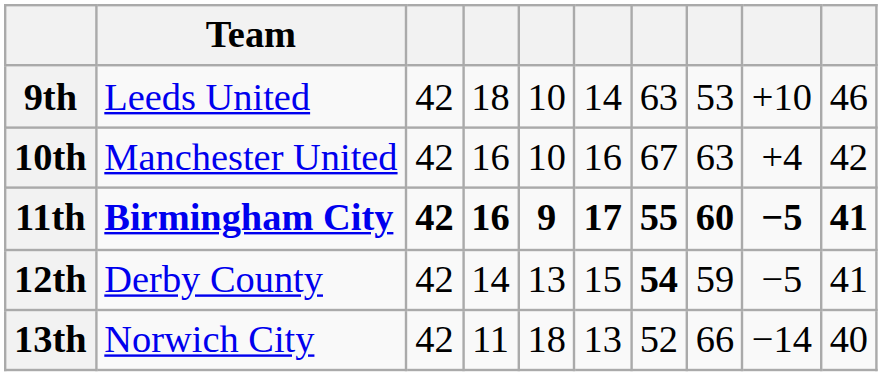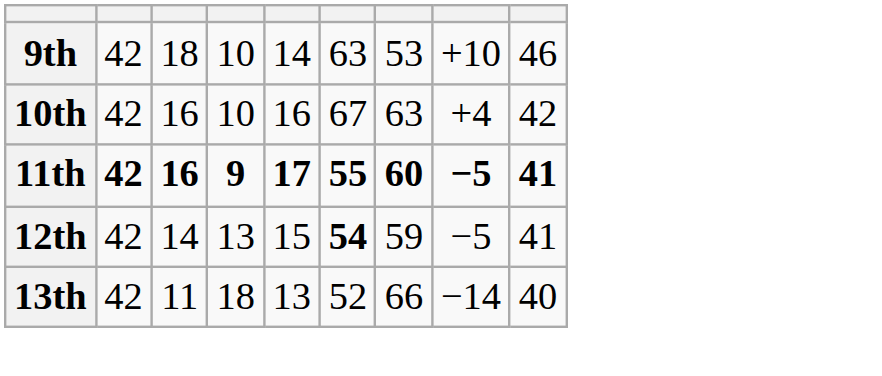- column: (251, 34)
